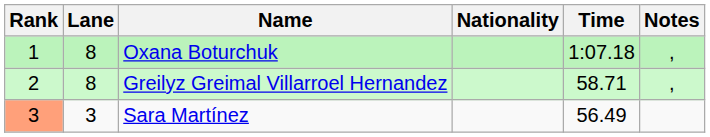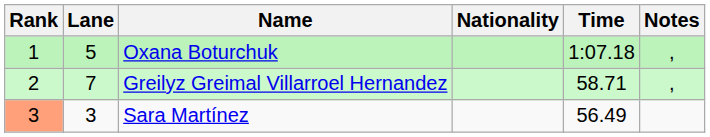(91, 52) 8 -> (91, 52) 5
(91, 83) 8 -> (91, 83) 7
